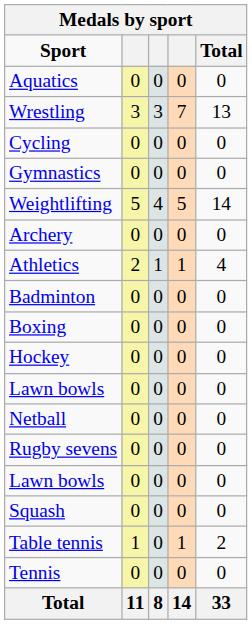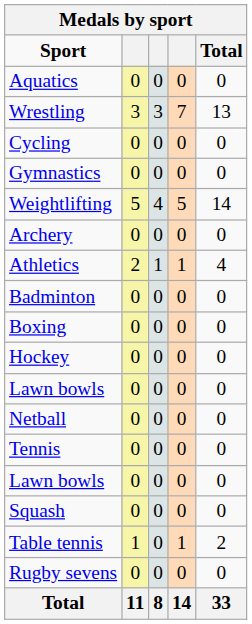rows swapped: (63, 449) <-> (35, 572)
